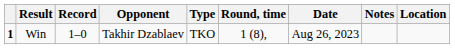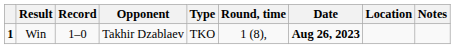columns swapped: (423, 14) <-> (380, 14)
(325, 33) normal -> (326, 33) bold
